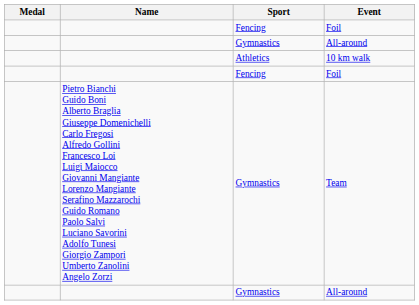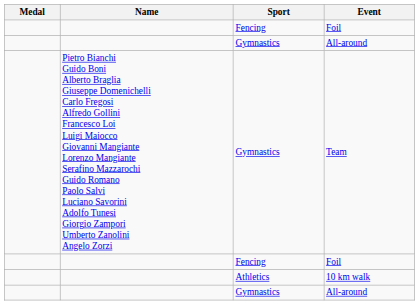rows swapped: (258, 183) <-> (252, 58)
